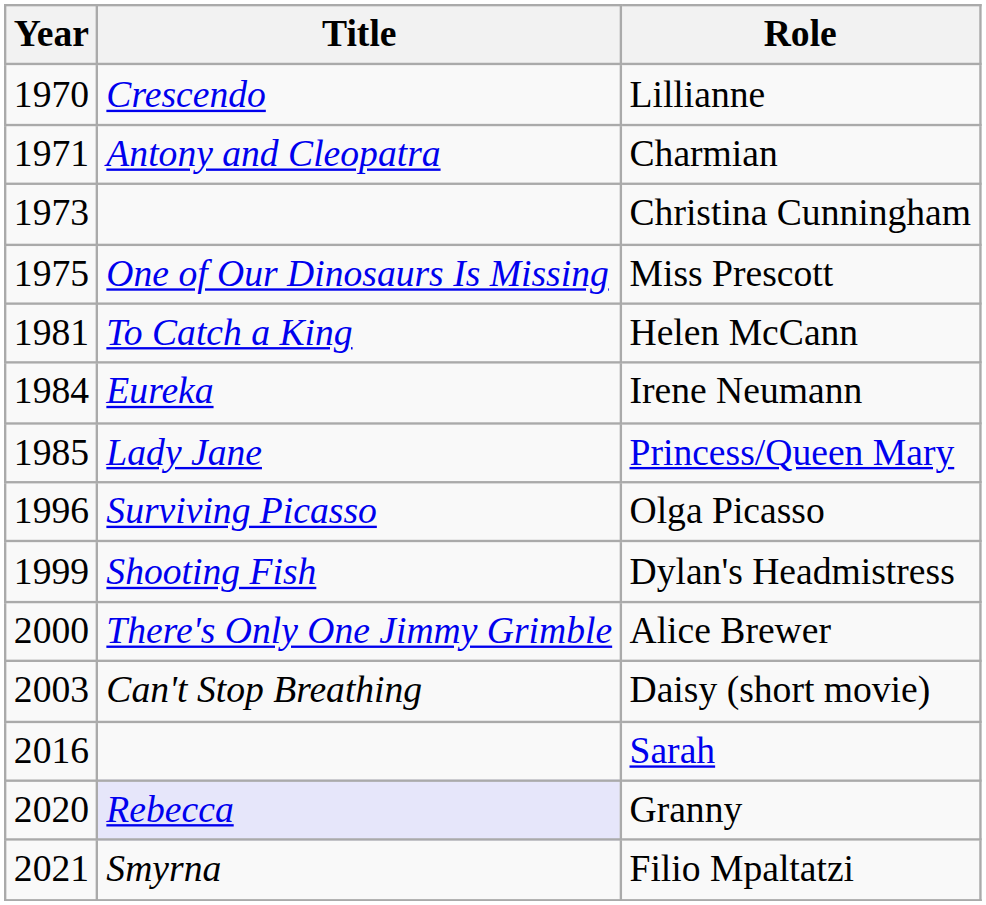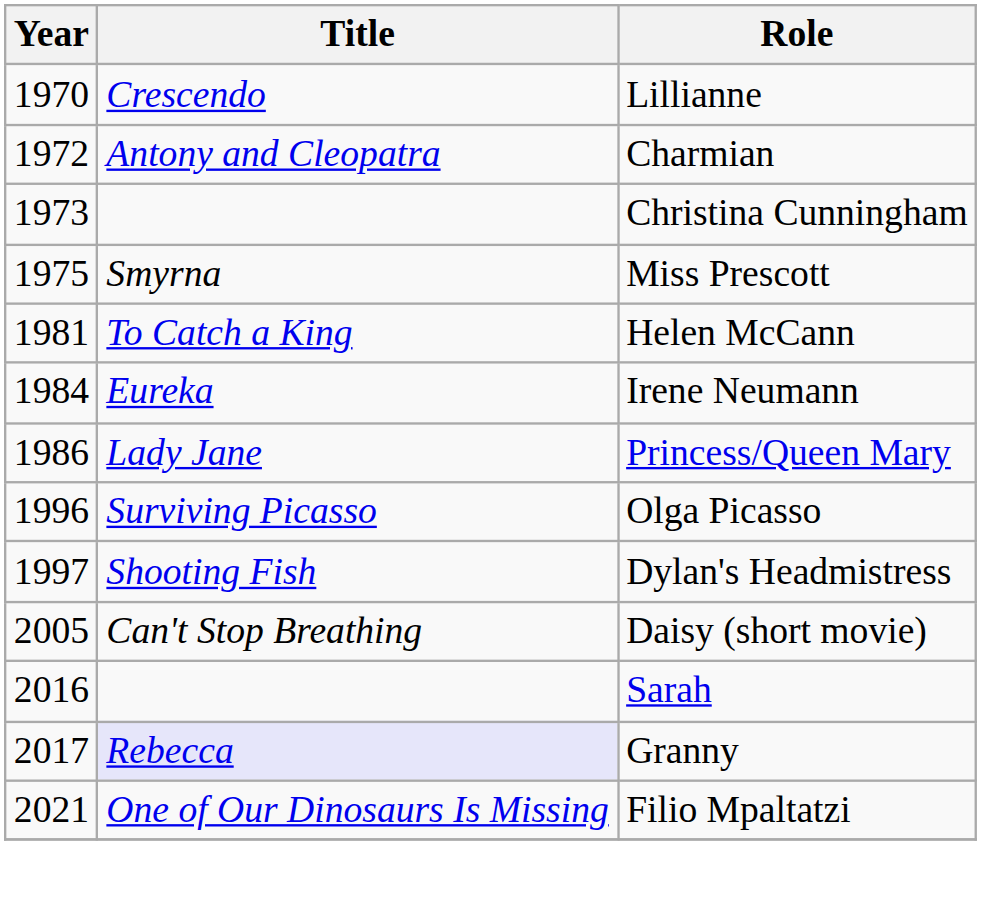(51, 153) 1971 -> (51, 153) 1972
(358, 272) One of Our Dinosaurs Is Missing -> (164, 272) Smyrna
(51, 451) 1985 -> (51, 451) 1986
(51, 570) 1999 -> (51, 570) 1997
- row: (730, 630)
(51, 690) 2003 -> (51, 630) 2005
(51, 809) 2020 -> (51, 749) 2017
(164, 869) Smyrna -> (358, 809) One of Our Dinosaurs Is Missing
